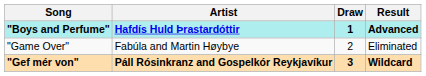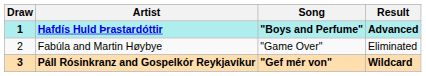columns swapped: (350, 12) <-> (58, 12)
